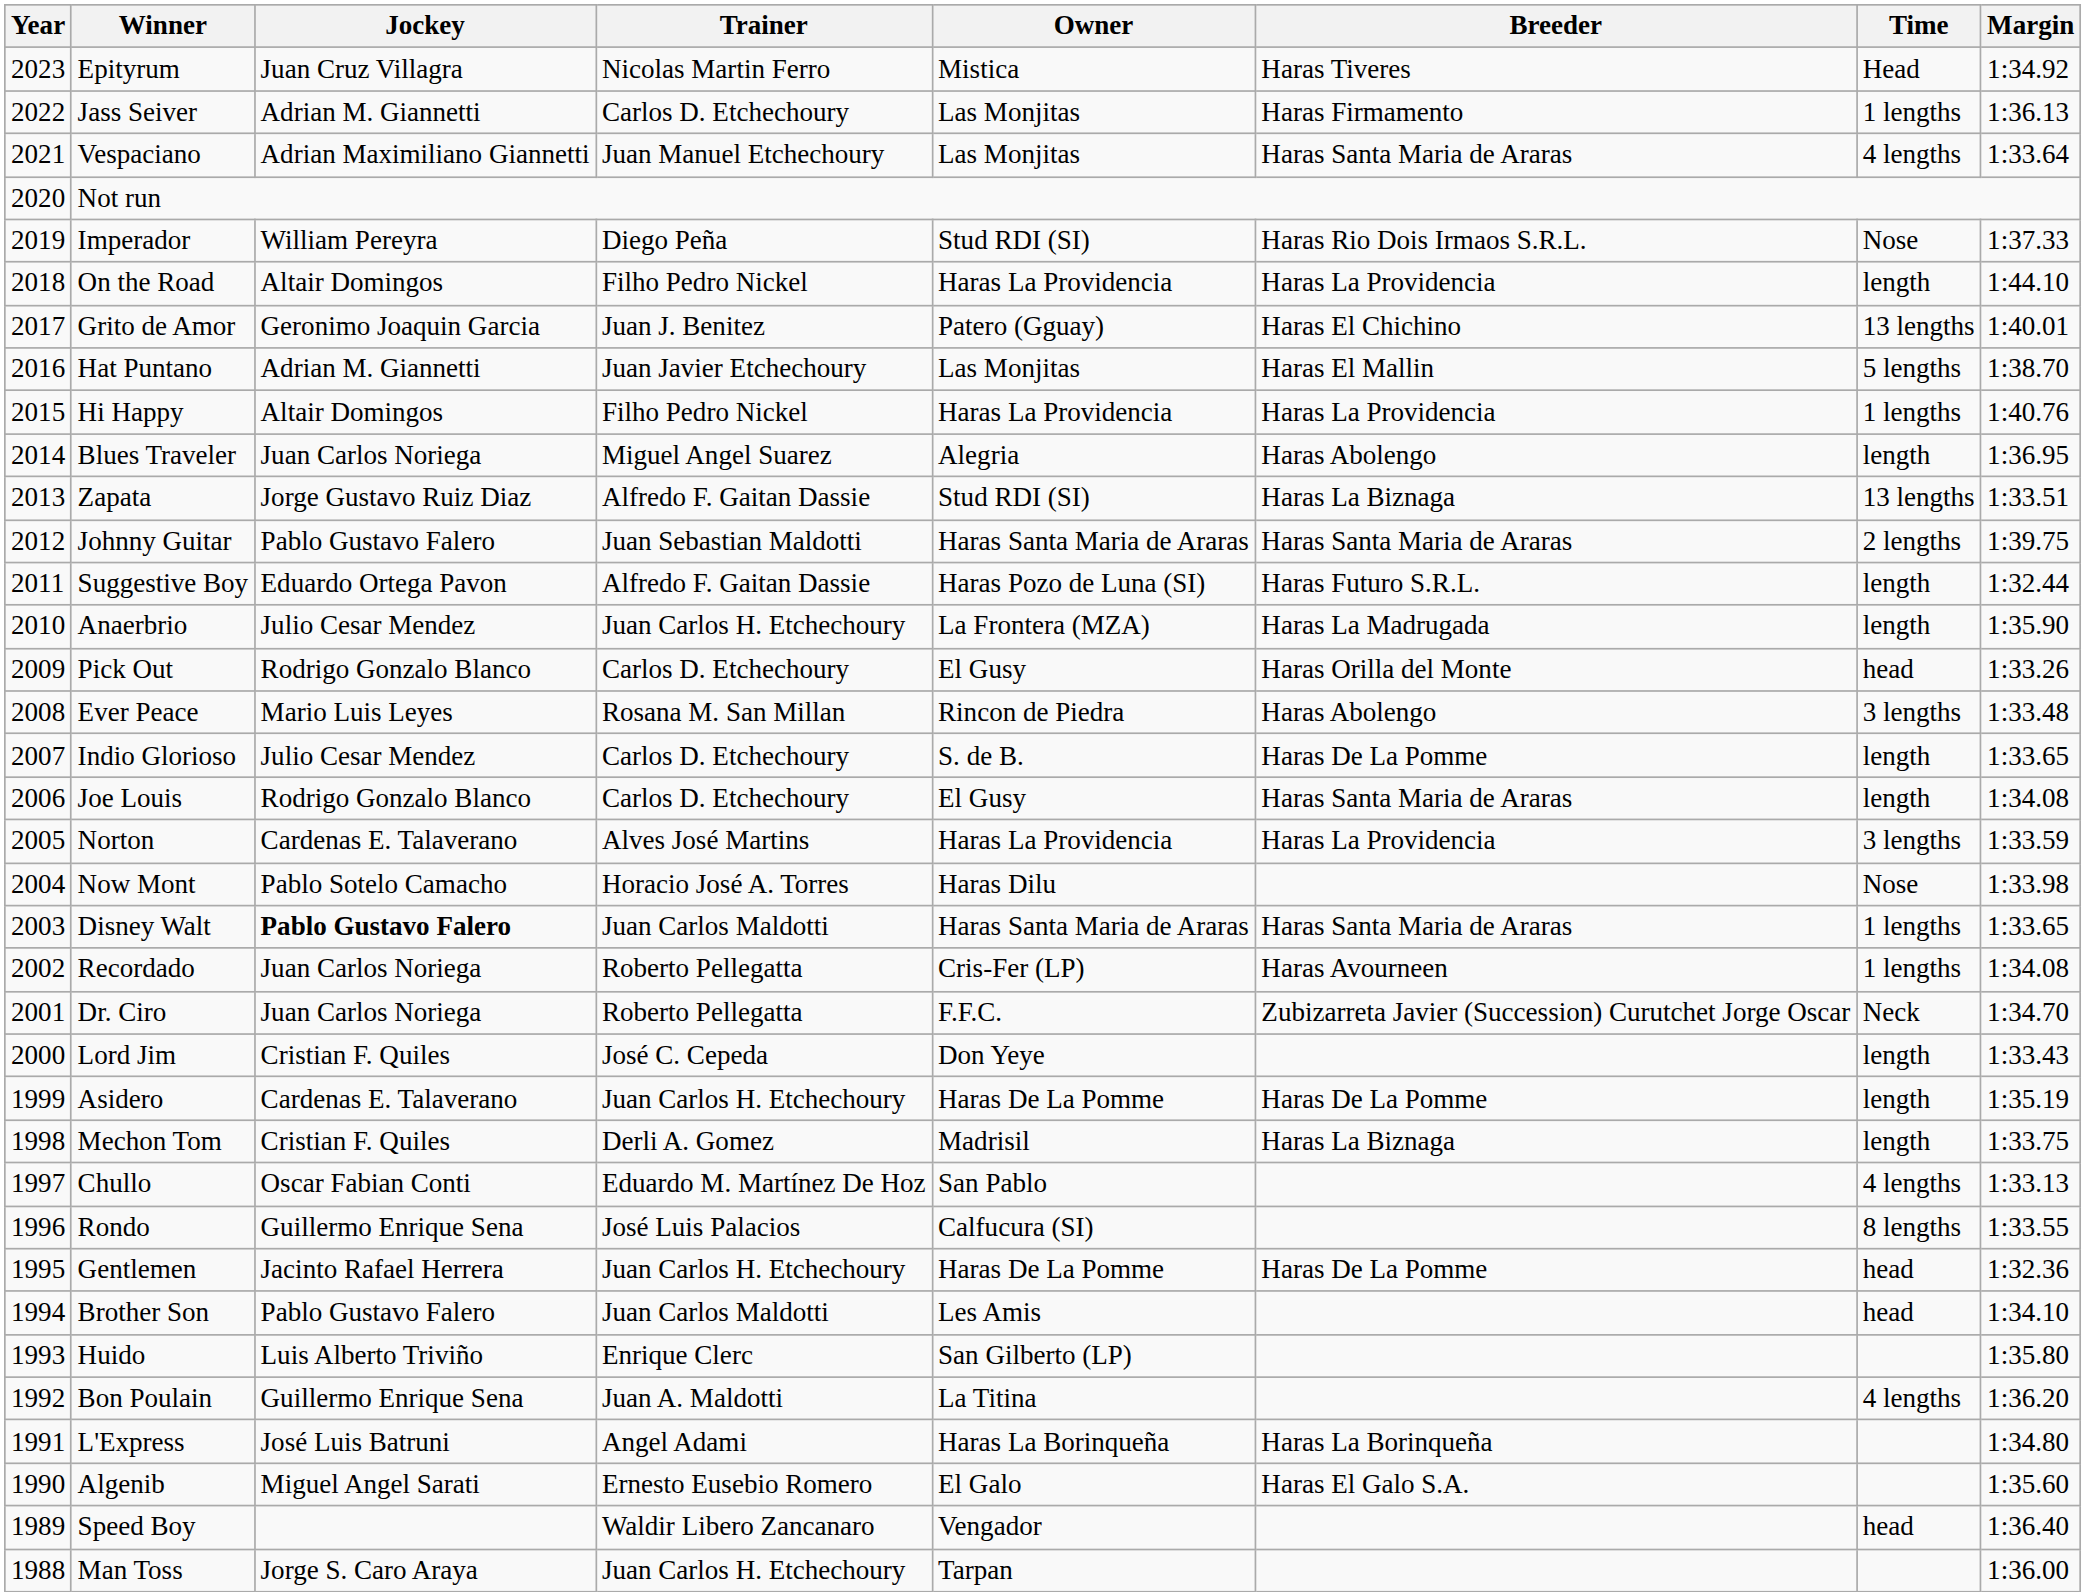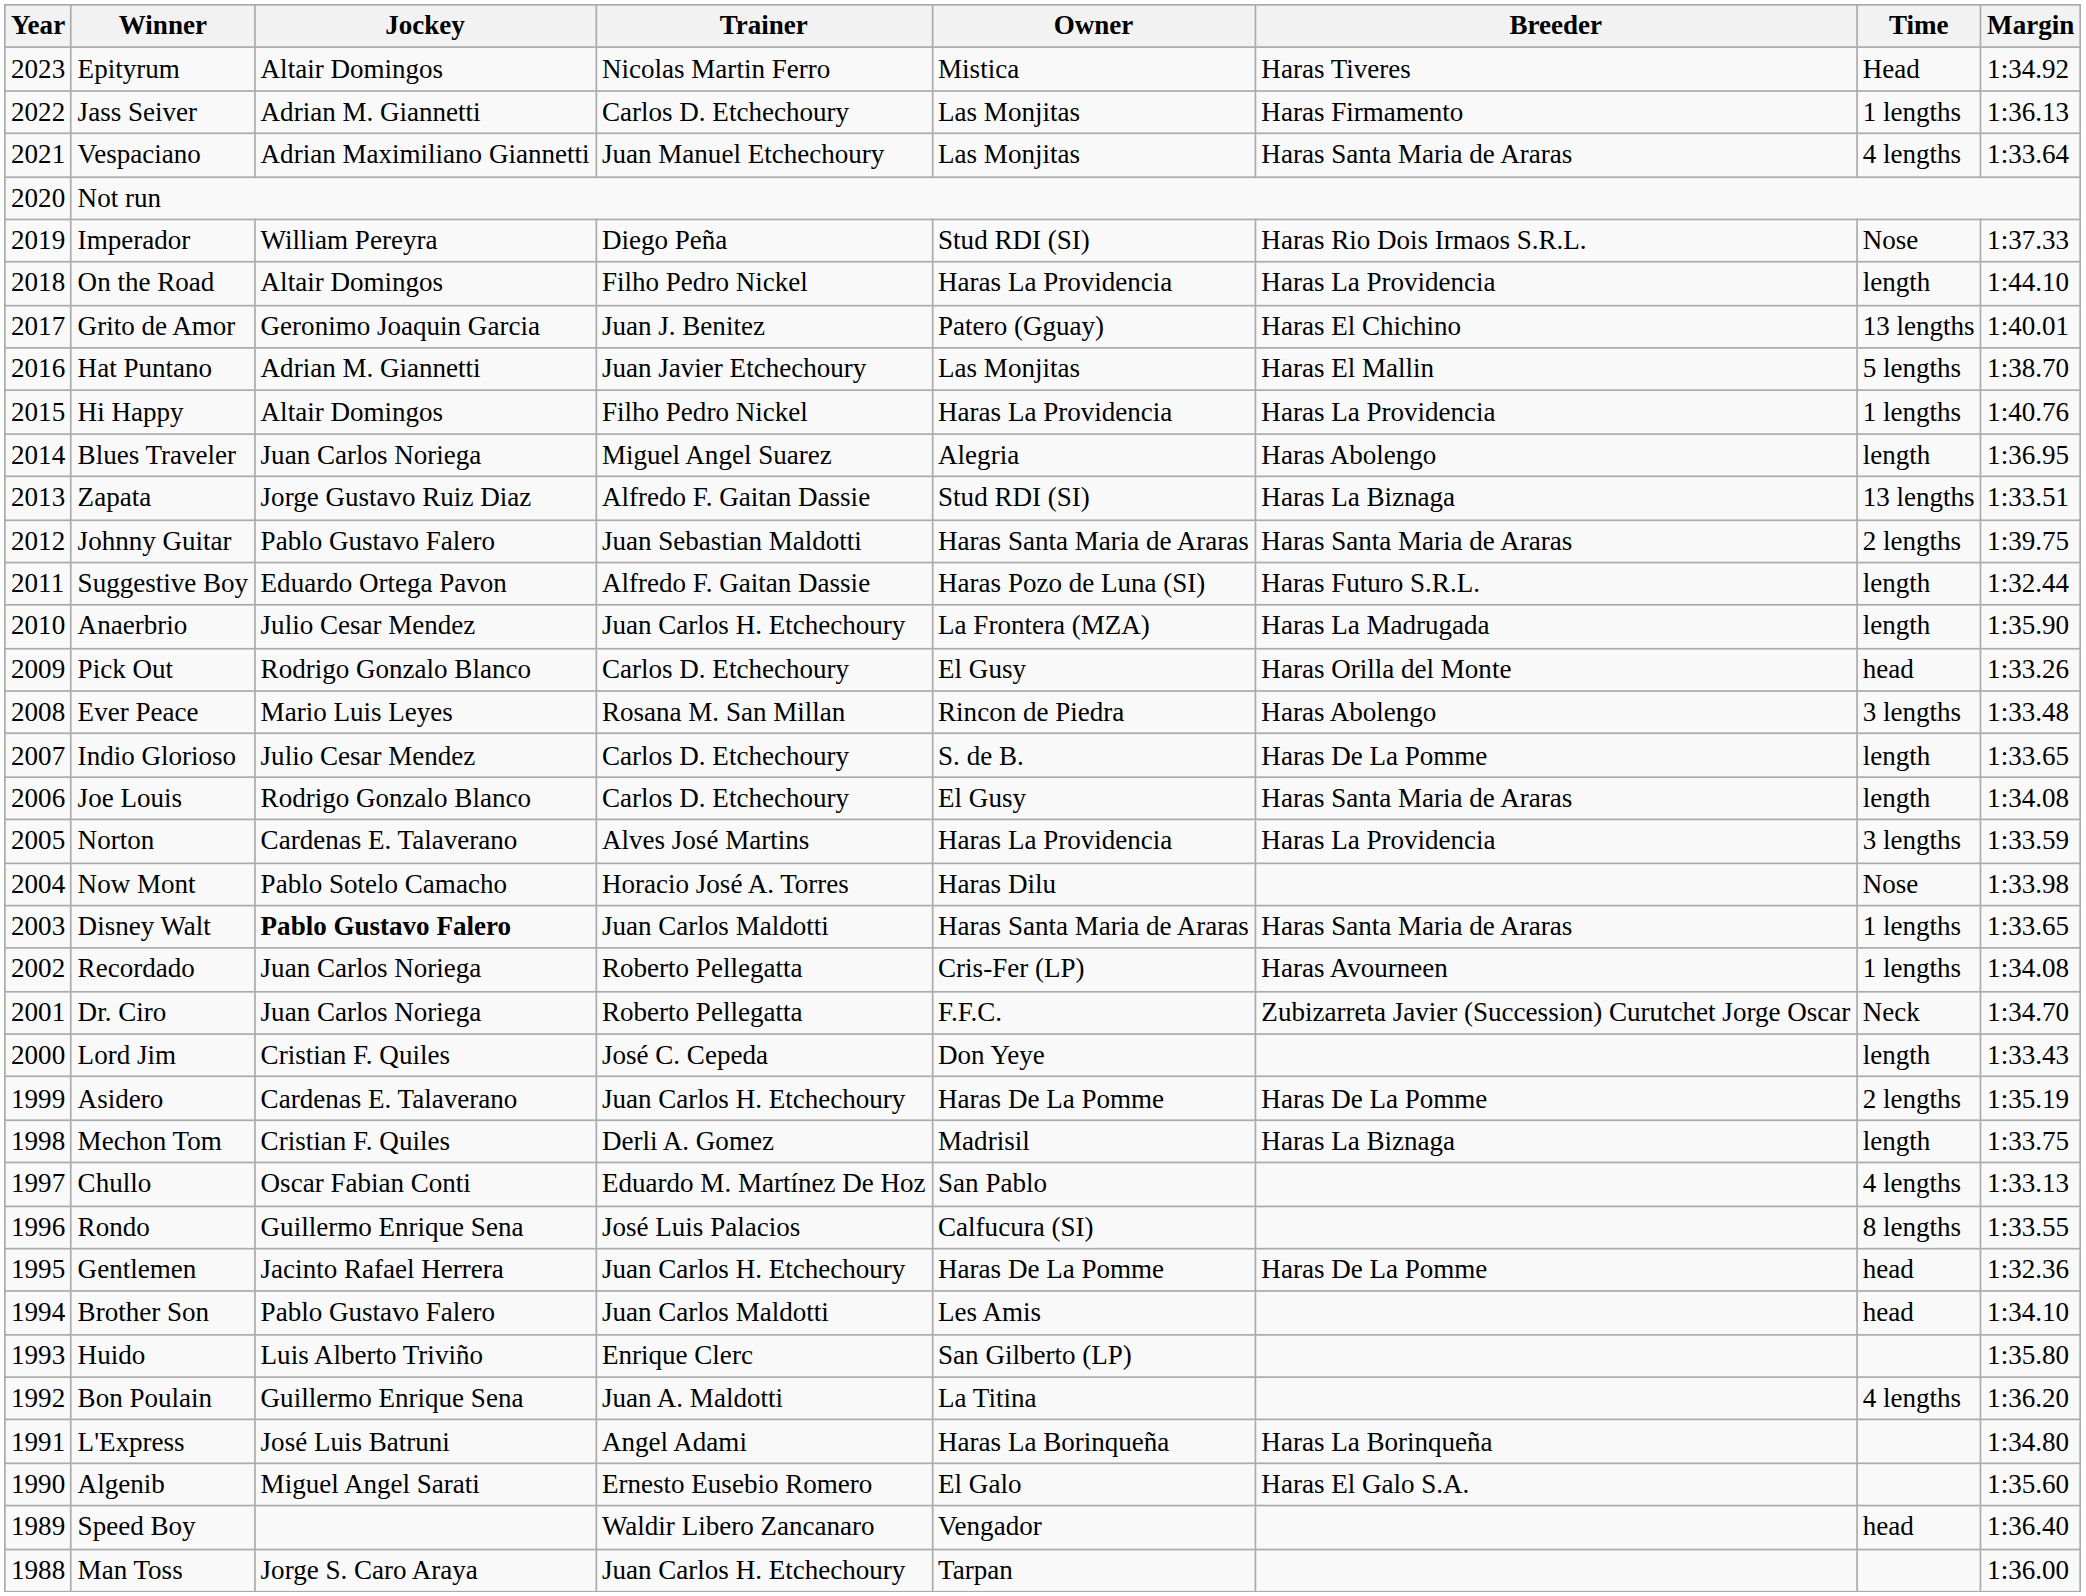(362, 68) Juan Cruz Villagra -> (352, 68) Altair Domingos
(1897, 1098) length -> (1912, 1098) 2 lengths
